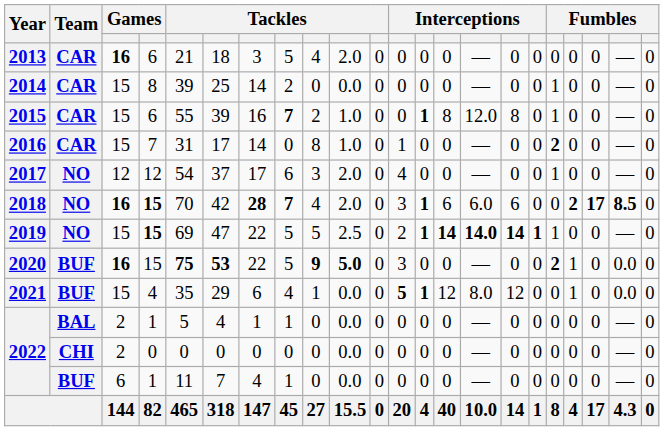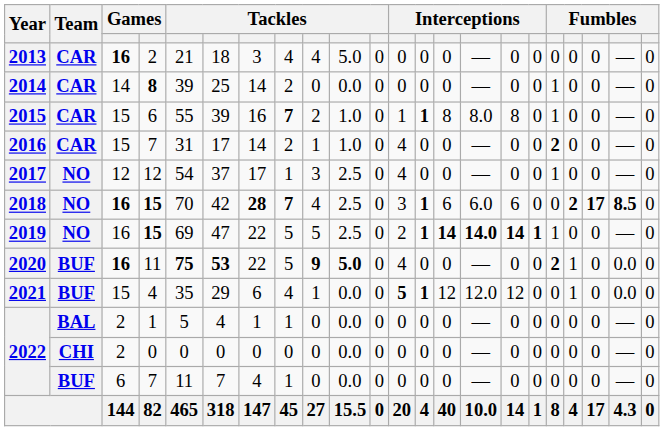(152, 57) 6 -> (152, 57) 2
(289, 57) 5 -> (289, 57) 4
(350, 57) 2.0 -> (350, 57) 5.0
(121, 86) 15 -> (121, 86) 14
(152, 86) normal -> (152, 86) bold
(402, 116) 0 -> (402, 116) 1
(481, 116) 12.0 -> (481, 116) 8.0
(289, 145) 0 -> (289, 145) 2
(316, 145) 8 -> (316, 145) 1
(402, 145) 1 -> (402, 145) 4
(289, 174) 6 -> (289, 174) 1
(350, 174) 2.0 -> (350, 174) 2.5
(350, 204) 2.0 -> (350, 204) 2.5
(121, 233) 15 -> (121, 233) 16
(152, 263) 15 -> (152, 263) 11
(402, 263) 3 -> (402, 263) 4
(481, 292) 8.0 -> (481, 292) 12.0
(152, 380) 1 -> (152, 380) 7
